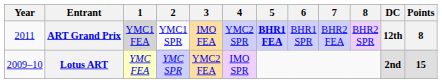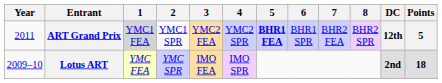(206, 35) IMO FEA -> (206, 35) YMC2 FEA
(421, 35) 8 -> (421, 35) 5
(206, 64) YMC2 FEA -> (206, 64) IMO FEA
(421, 64) 15 -> (421, 64) 18
